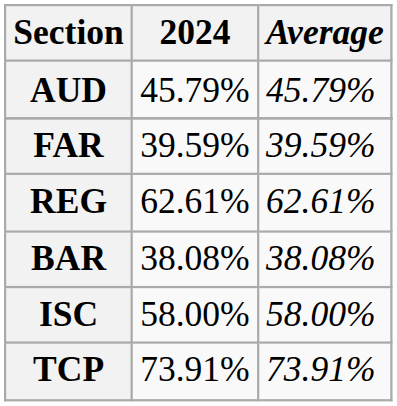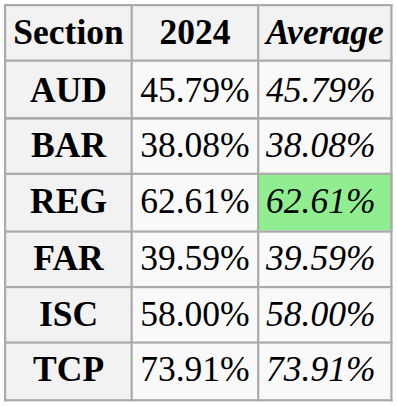rows swapped: (69, 145) <-> (69, 257)
(321, 201) no background -> (321, 201) lightgreen background
